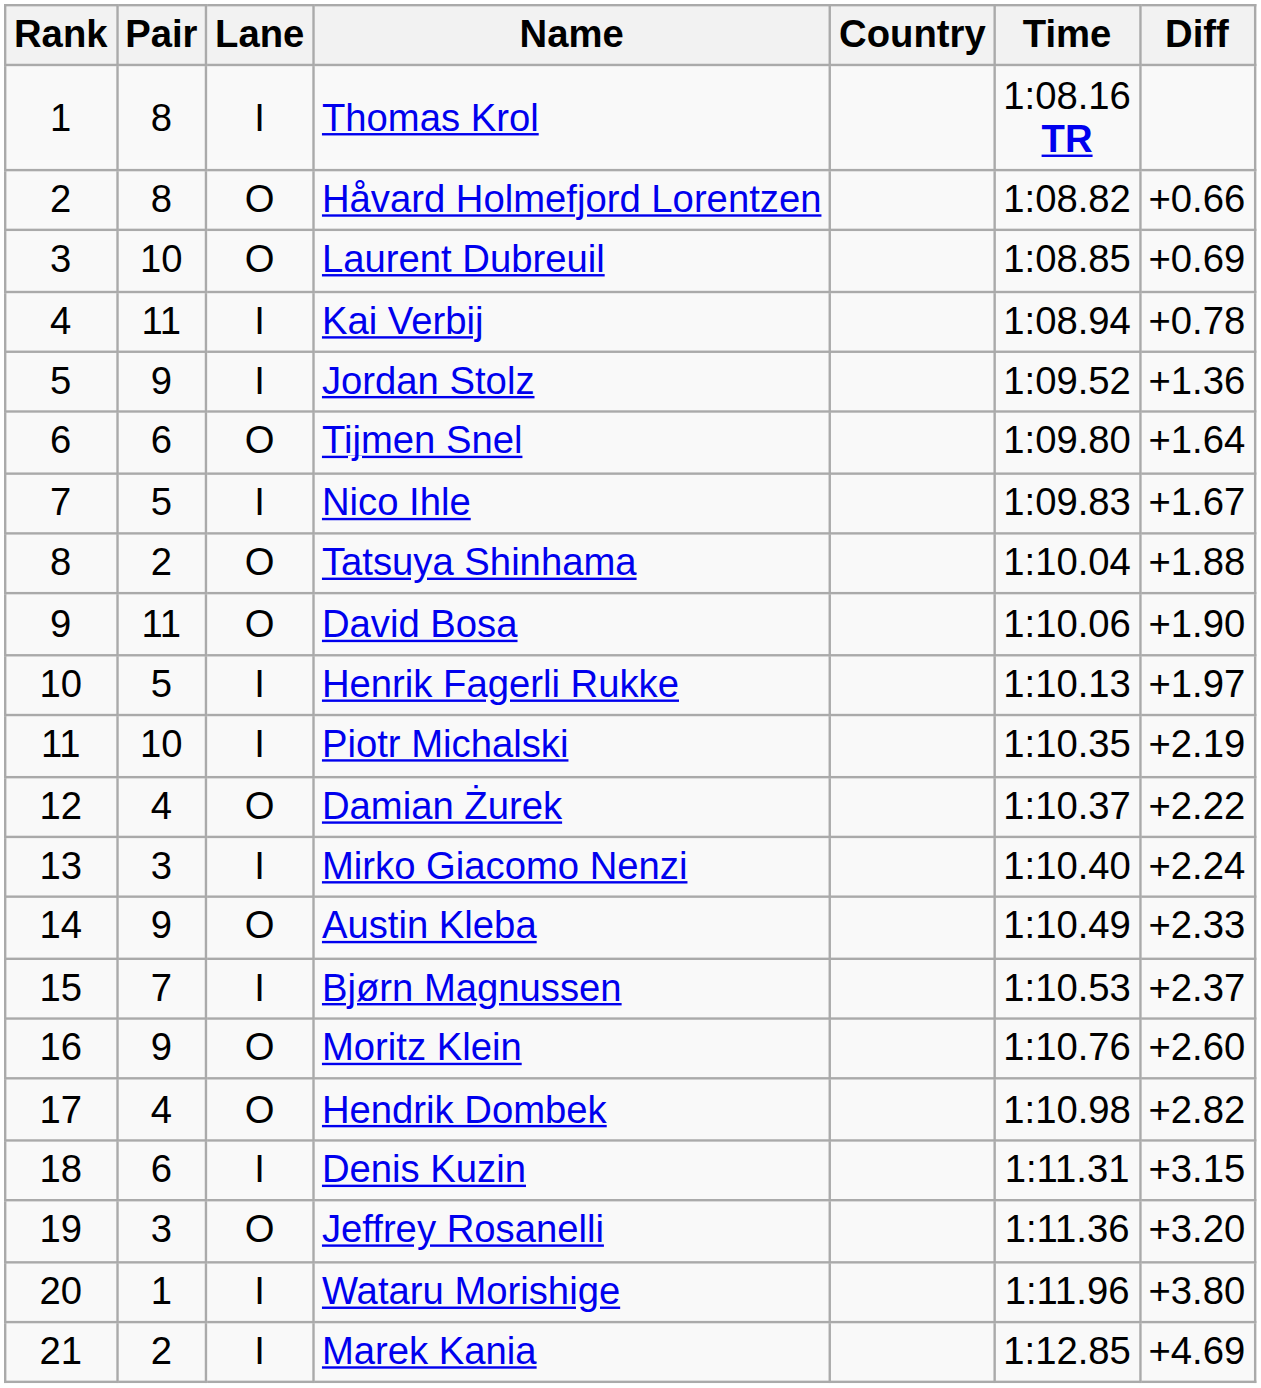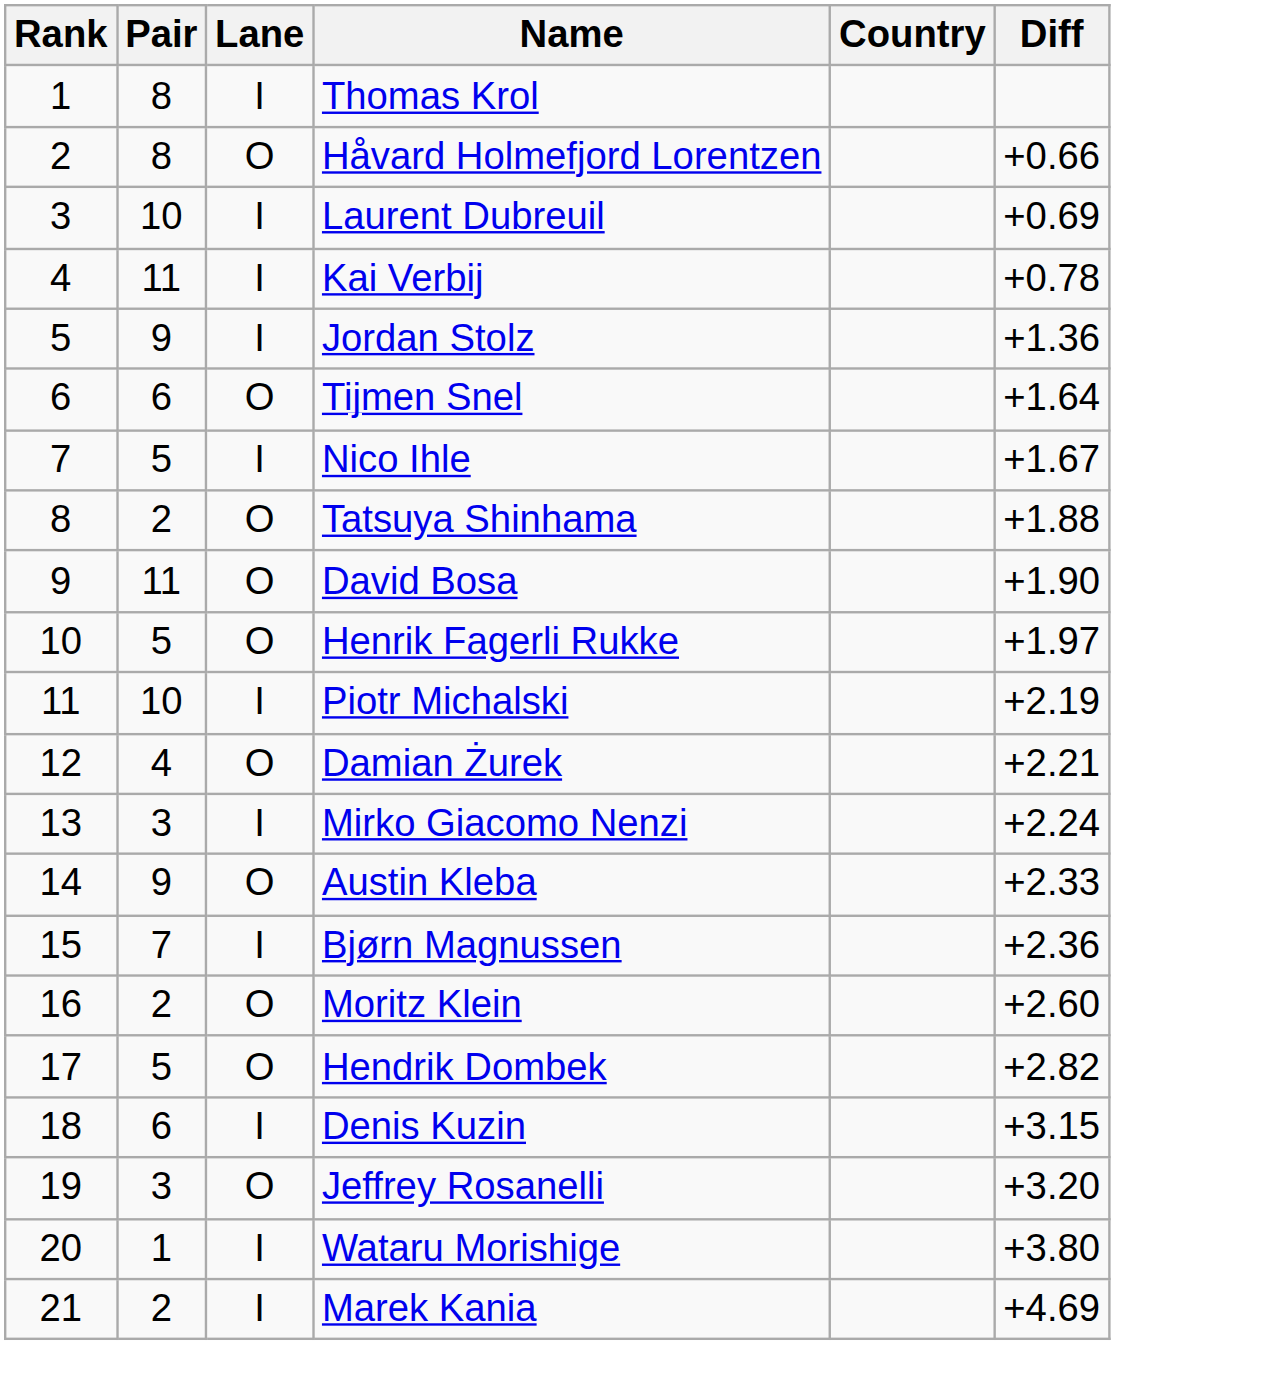- column: (1067, 34)
(260, 259) O -> (260, 216) I
(260, 684) I -> (260, 641) O
(1197, 805) +2.22 -> (1052, 762) +2.21
(1197, 987) +2.37 -> (1052, 944) +2.36
(161, 1048) 9 -> (161, 1005) 2
(161, 1108) 4 -> (161, 1065) 5
